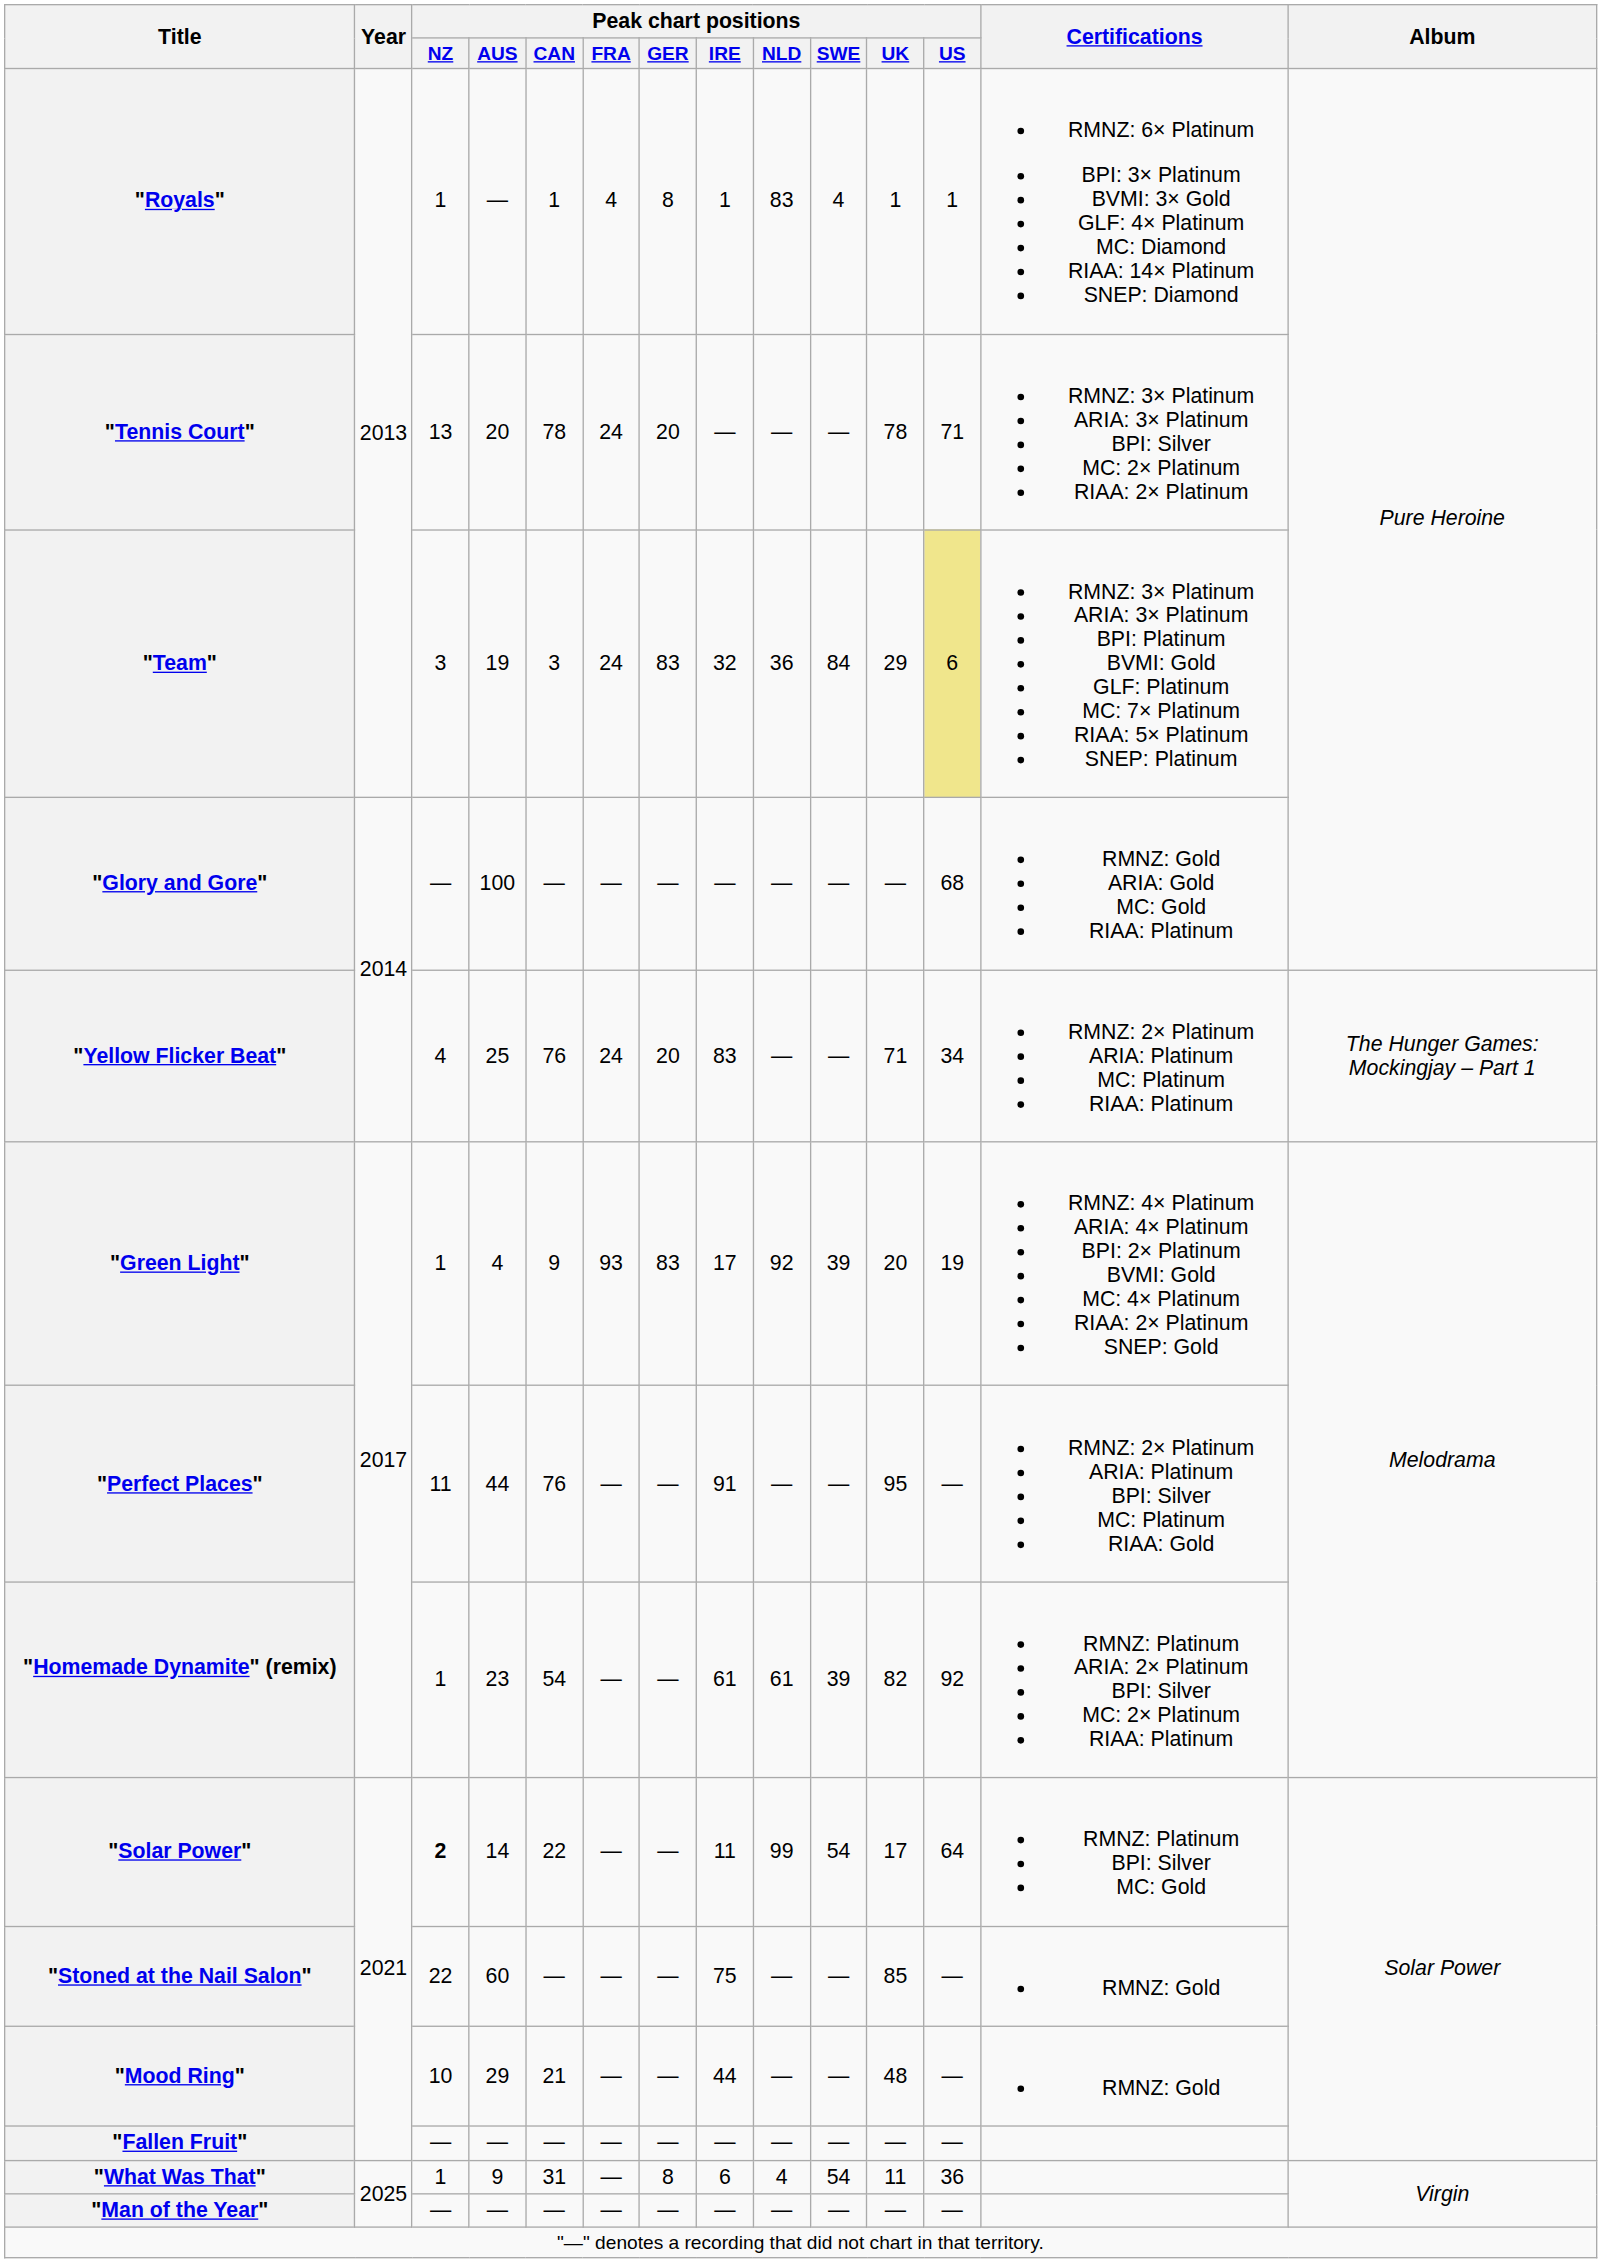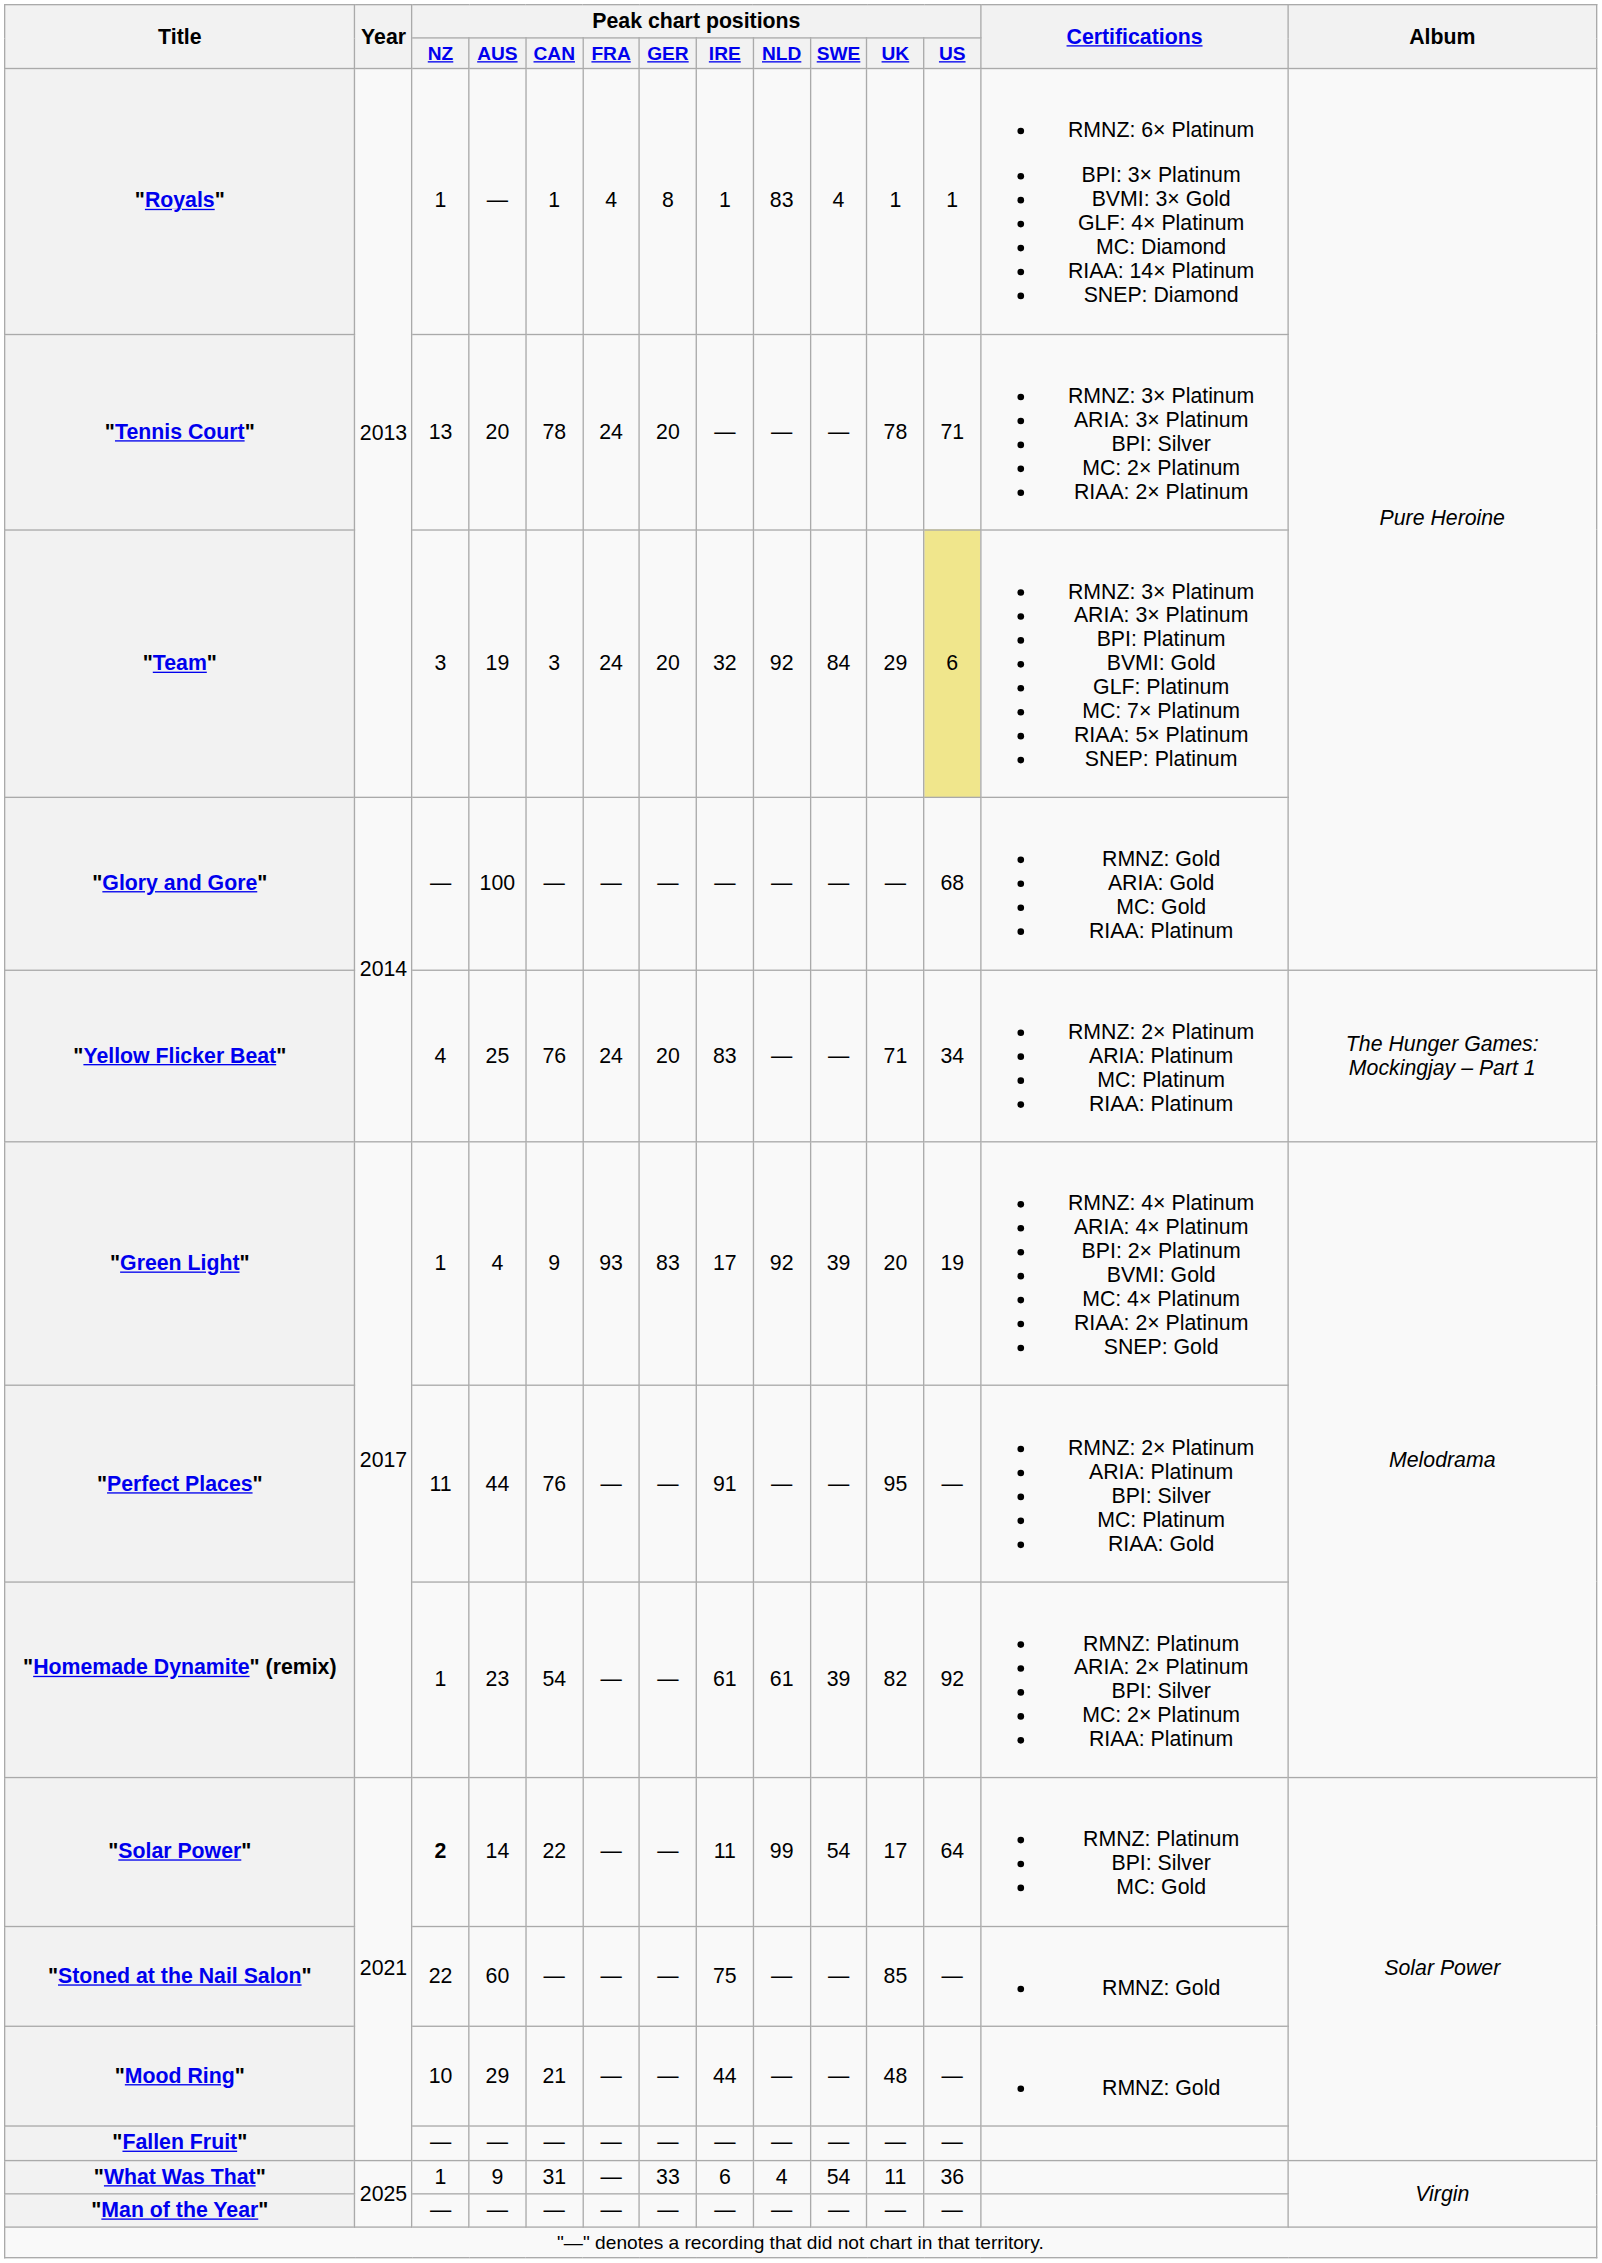(668, 663) 83 -> (668, 663) 20
(782, 663) 36 -> (782, 663) 92
(668, 2176) 8 -> (668, 2176) 33
